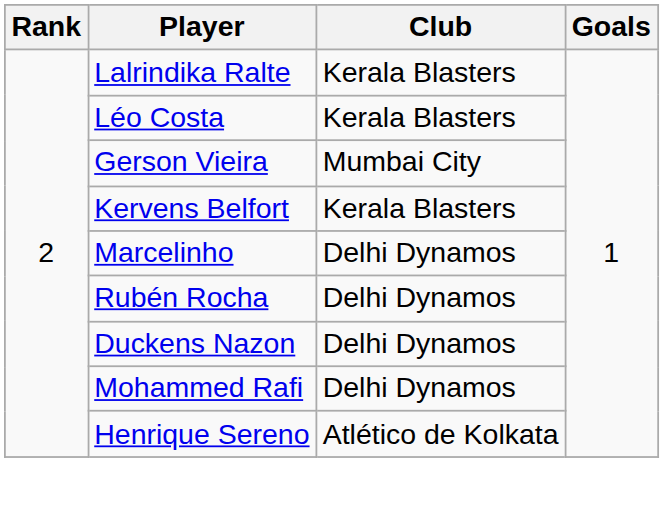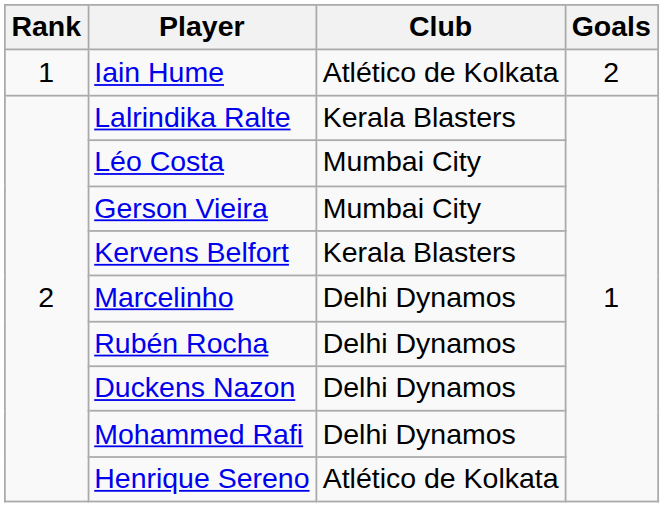+ row: (159, 72)
(419, 117) Kerala Blasters -> (402, 162) Mumbai City
